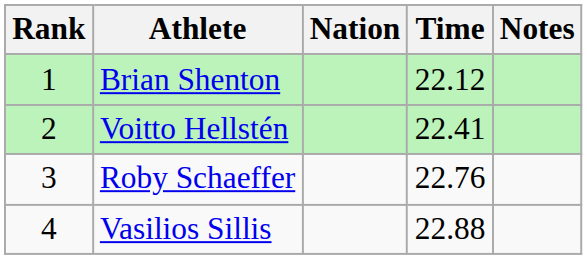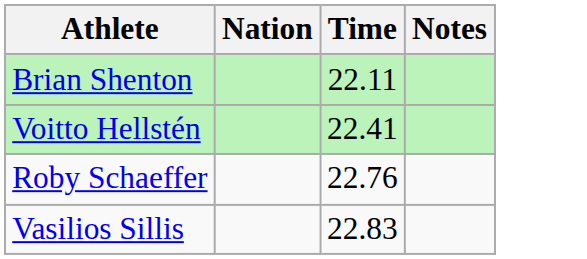- column: (49, 29)
(450, 79) 22.12 -> (362, 79) 22.11
(450, 228) 22.88 -> (362, 228) 22.83
